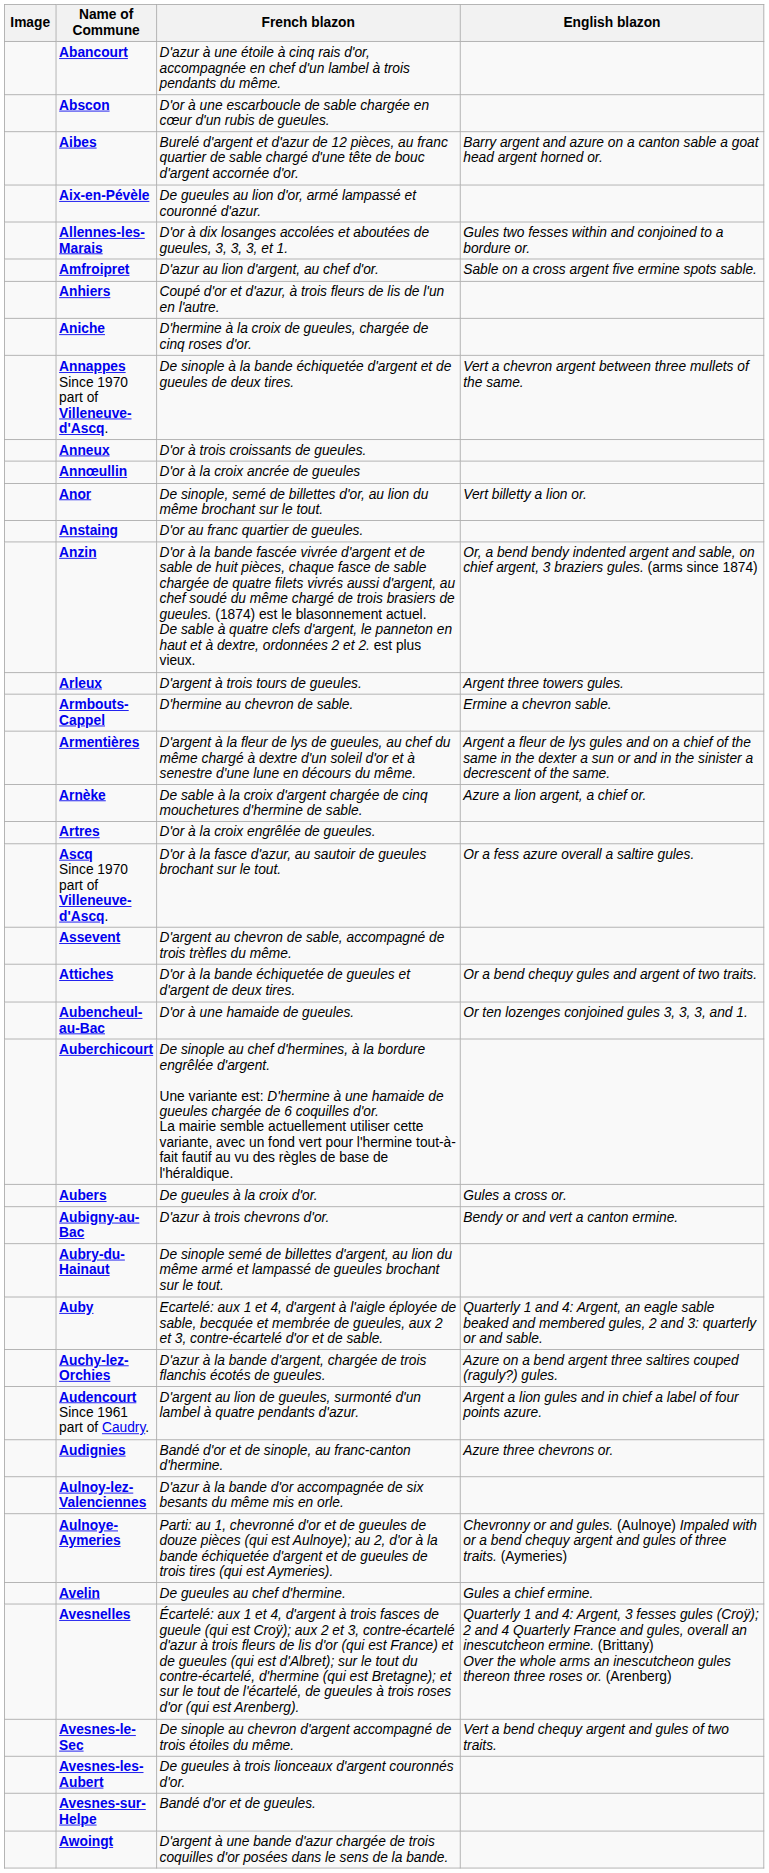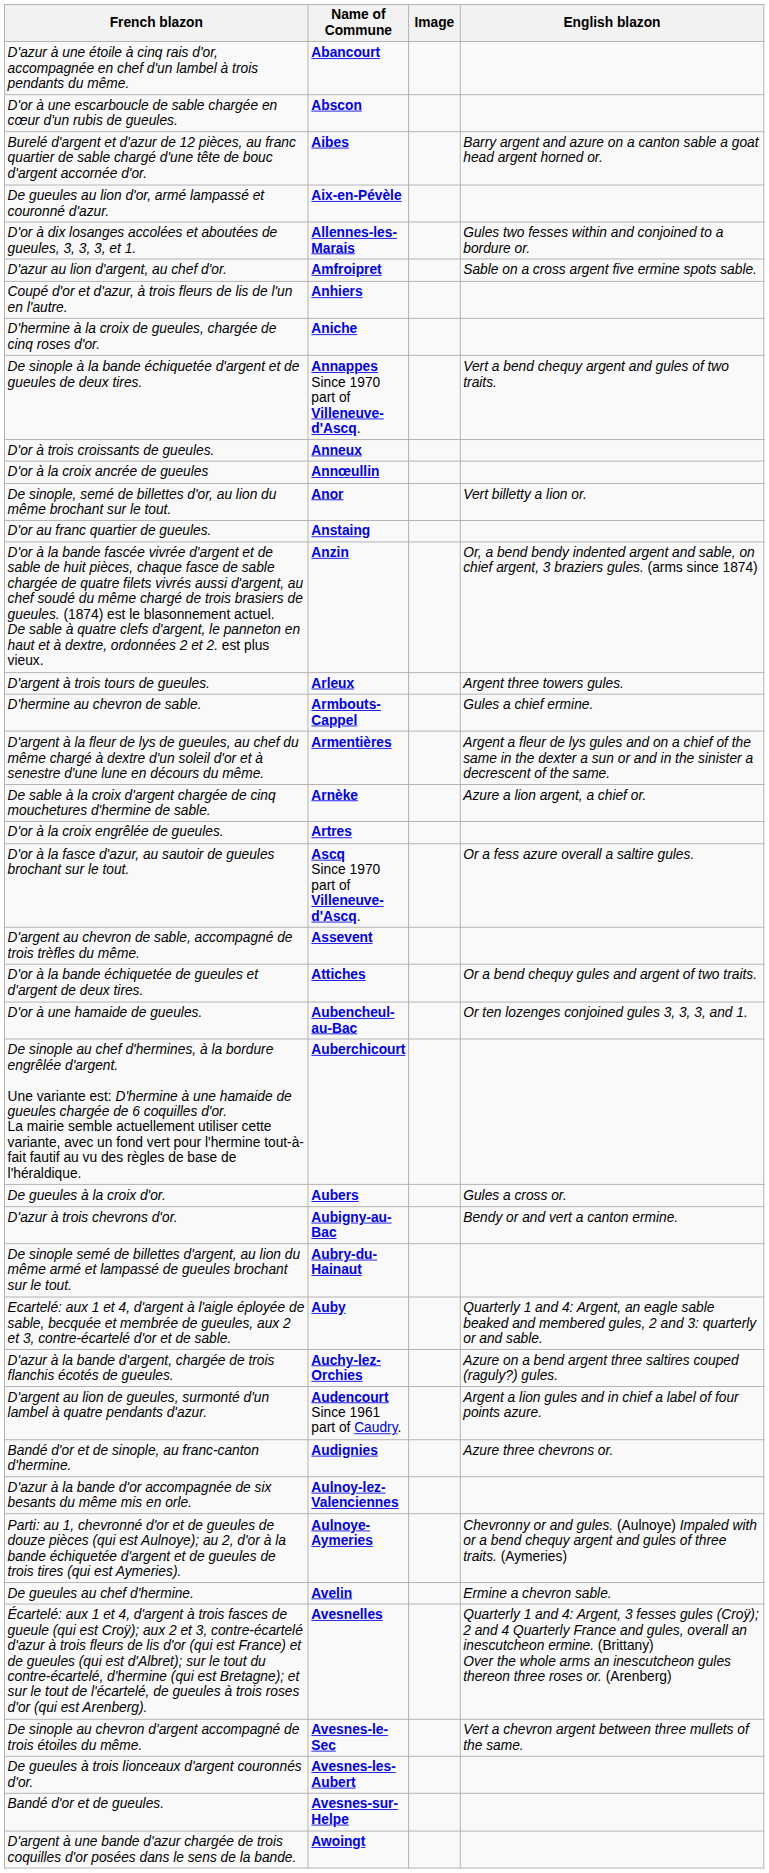columns swapped: (30, 23) <-> (308, 23)
(606, 374) Vert a chevron argent between three mullets of the same. -> (596, 374) Vert a bend chequy argent and gules of two traits.
(537, 705) Ermine a chevron sable. -> (528, 705) Gules a chief ermine.
(528, 1593) Gules a chief ermine. -> (537, 1593) Ermine a chevron sable.
(596, 1737) Vert a bend chequy argent and gules of two traits. -> (606, 1737) Vert a chevron argent between three mullets of the same.
